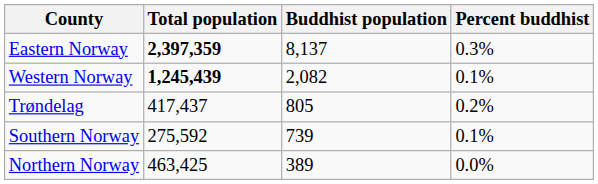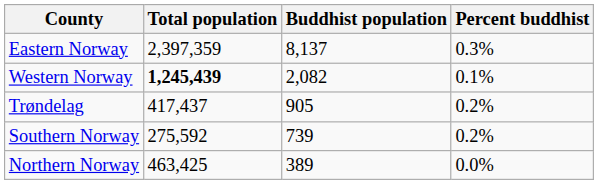(184, 48) bold -> (184, 48) normal
(300, 106) 805 -> (300, 106) 905
(475, 135) 0.1% -> (475, 135) 0.2%
